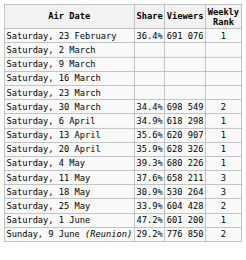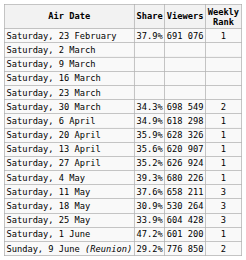(150, 36) 36.4% -> (150, 36) 37.9%
(150, 107) 34.4% -> (150, 107) 34.3%
rows swapped: (54, 135) <-> (54, 149)
+ row: (54, 163)
(223, 206) 2 -> (223, 220) 3
